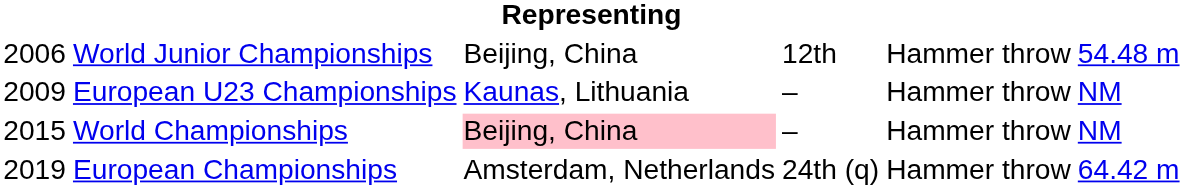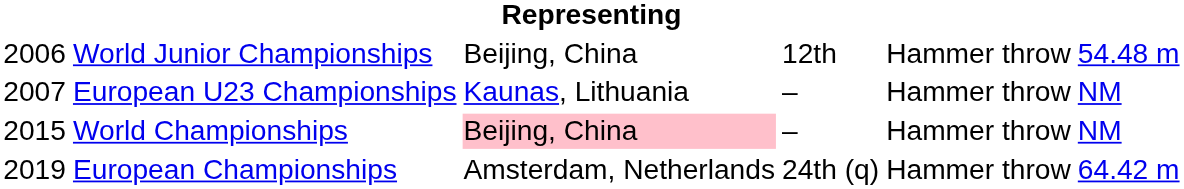(35, 92) 2009 -> (35, 92) 2007
